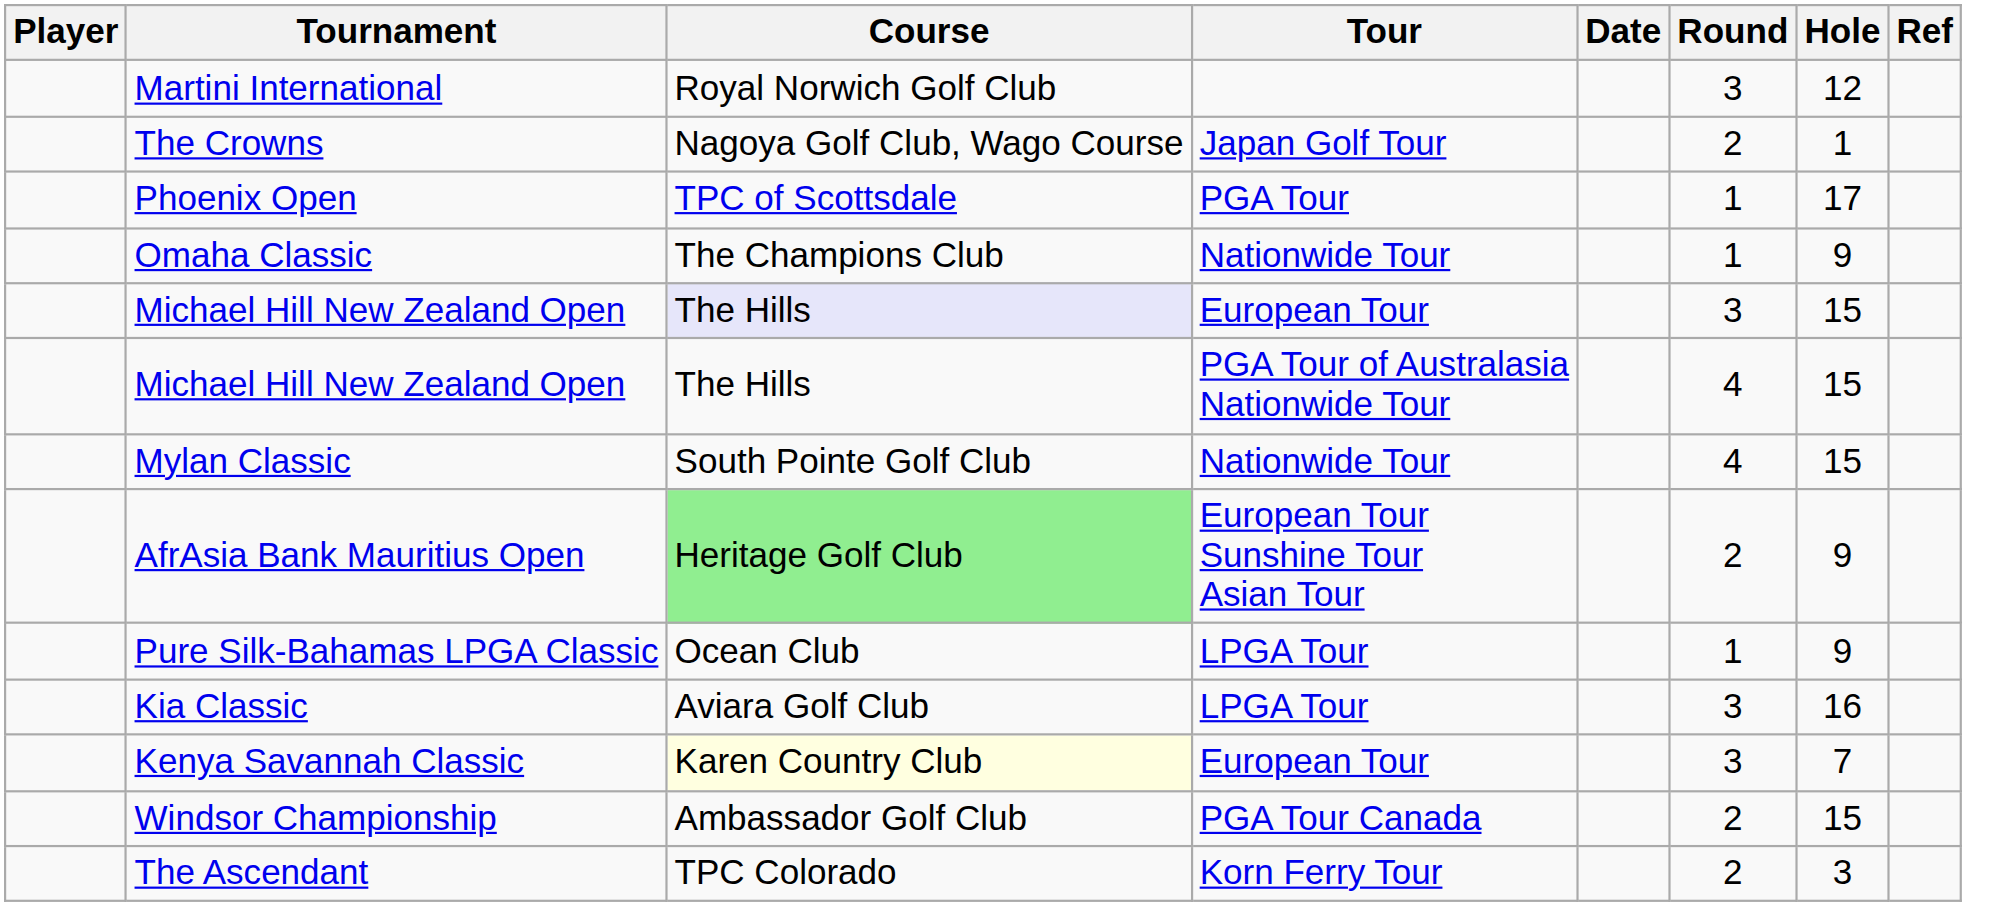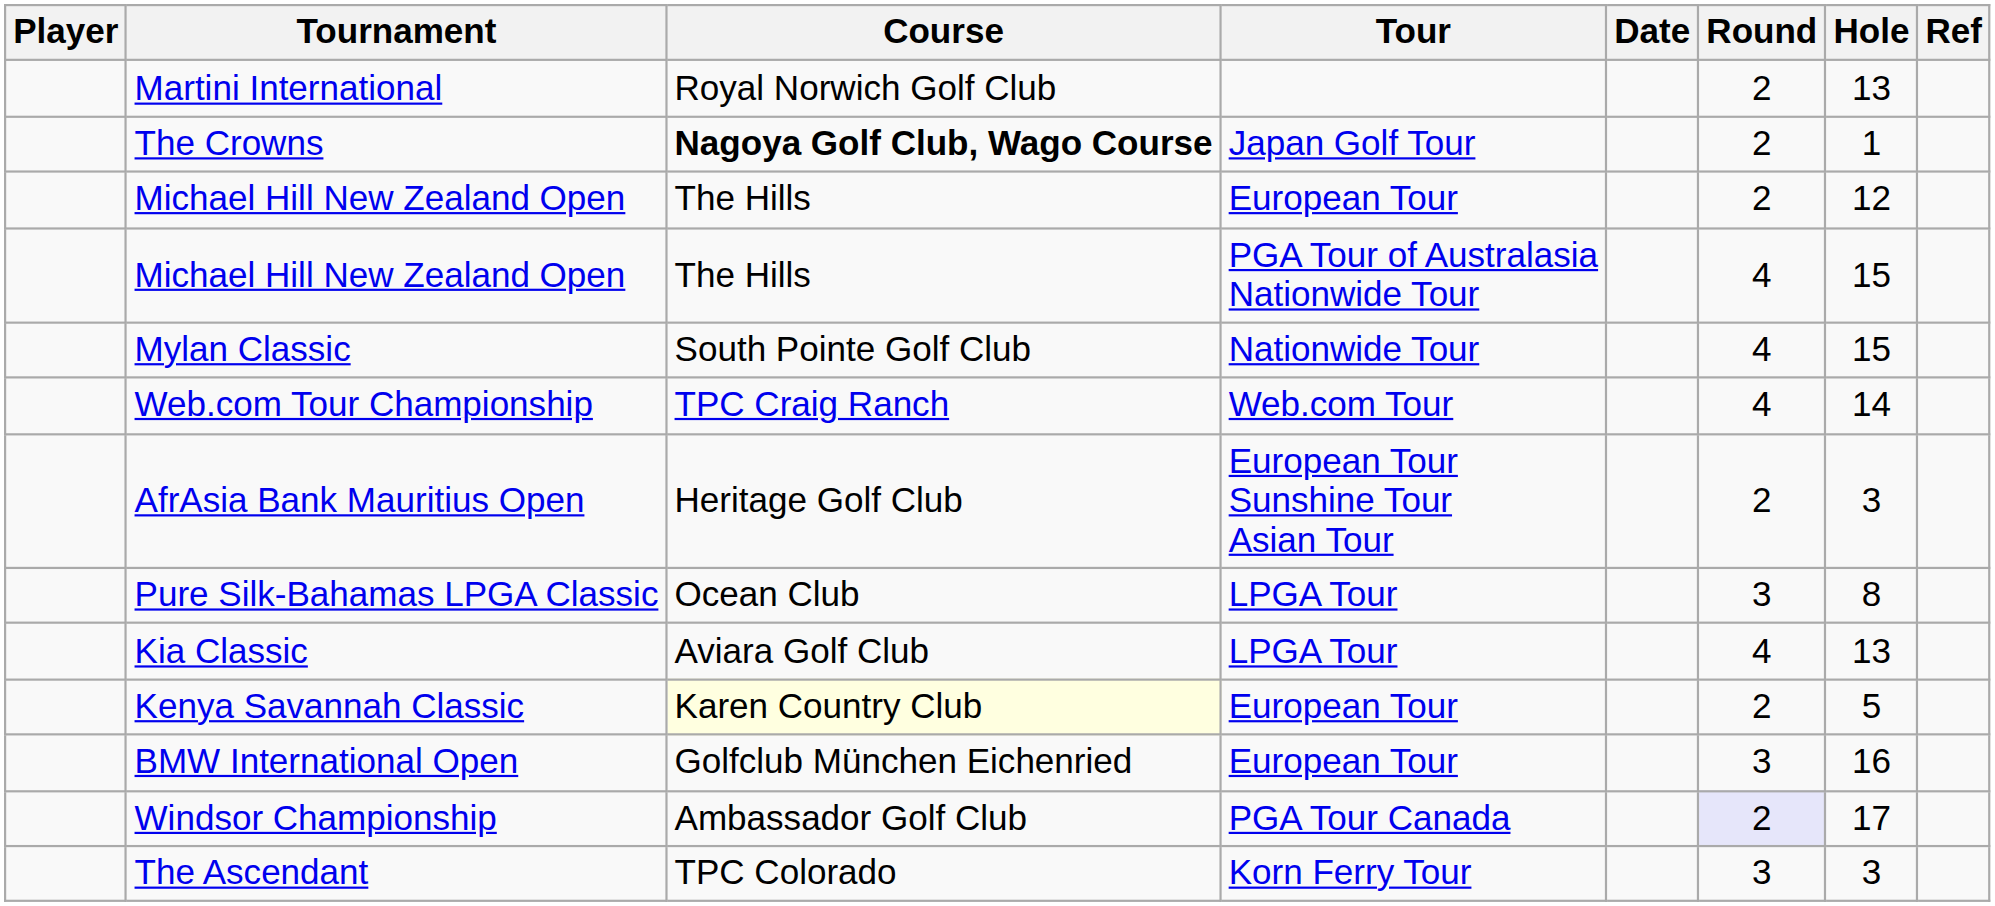(1733, 87) 3 -> (1762, 87) 2
(1842, 87) 12 -> (1871, 87) 13
(929, 143) normal -> (944, 143) bold
- row: (246, 198)
- row: (253, 254)
(743, 310) lavender background -> (743, 198) no background
(1733, 310) 3 -> (1762, 198) 2
(1842, 310) 15 -> (1871, 198) 12
+ row: (364, 405)
(819, 555) lightgreen background -> (819, 500) no background
(1842, 555) 9 -> (1871, 500) 3
(1733, 650) 1 -> (1762, 595) 3
(1842, 650) 9 -> (1871, 595) 8
(1733, 706) 3 -> (1762, 650) 4
(1842, 706) 16 -> (1871, 650) 13
(1733, 761) 3 -> (1762, 706) 2
(1842, 761) 7 -> (1871, 706) 5
+ row: (326, 761)
(1733, 817) no background -> (1762, 817) lavender background
(1842, 817) 15 -> (1871, 817) 17
(1733, 872) 2 -> (1762, 872) 3
